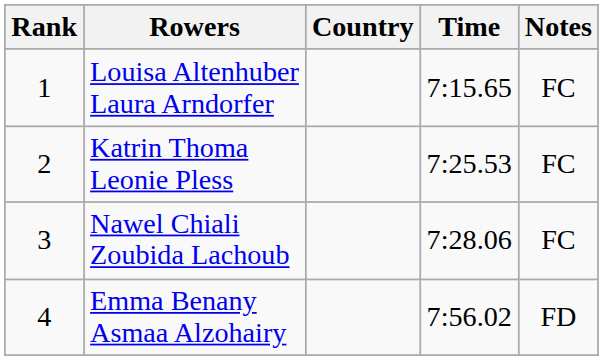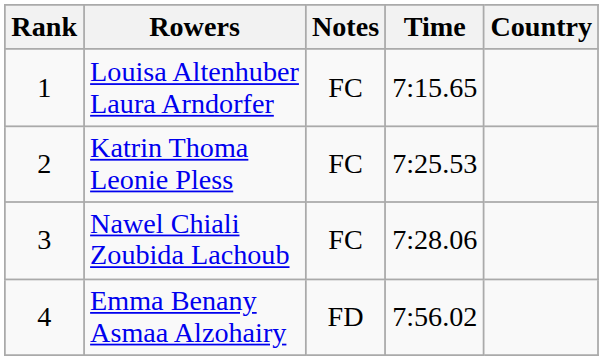columns swapped: (363, 26) <-> (558, 26)
